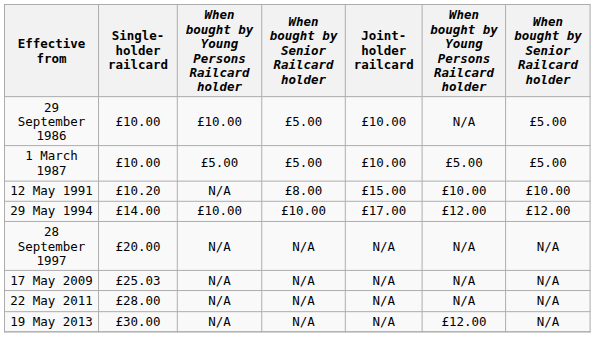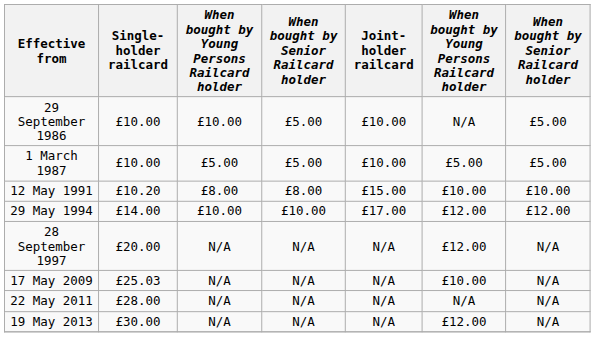(220, 191) N/A -> (220, 191) £8.00
(464, 246) N/A -> (464, 246) £12.00
(464, 281) N/A -> (464, 281) £10.00
